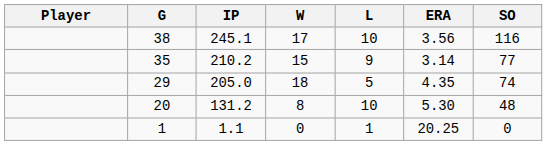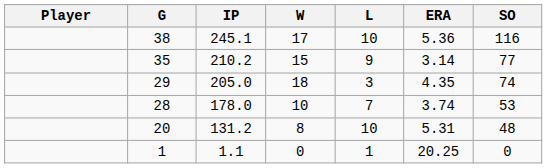(438, 39) 3.56 -> (438, 39) 5.36
(369, 84) 5 -> (369, 84) 3
+ row: (162, 107)
(438, 107) 5.30 -> (438, 129) 5.31
